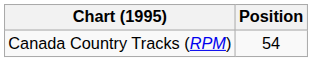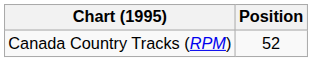(271, 43) 54 -> (271, 43) 52
